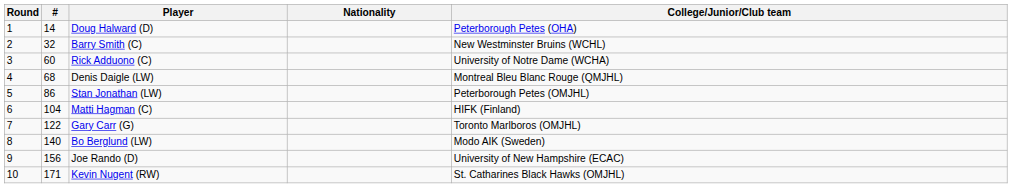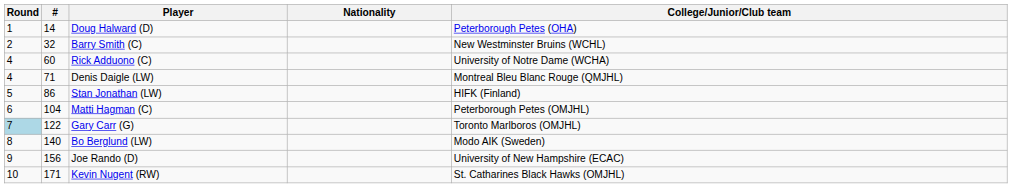(10, 61) 3 -> (10, 61) 4
(50, 77) 68 -> (50, 77) 71
(522, 93) Peterborough Petes (OMJHL) -> (487, 93) HIFK (Finland)
(487, 110) HIFK (Finland) -> (522, 110) Peterborough Petes (OMJHL)
(10, 126) no background -> (10, 126) lightblue background
